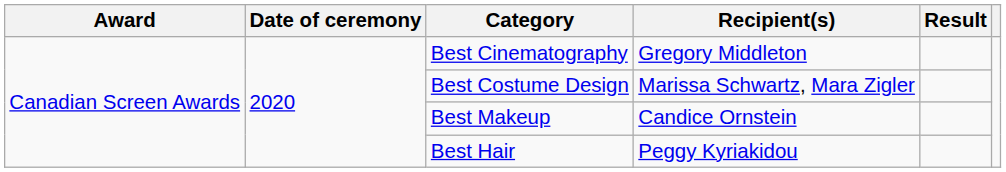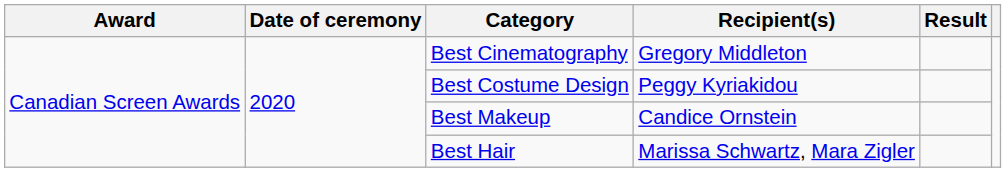(777, 85) Marissa Schwartz, Mara Zigler -> (718, 85) Peggy Kyriakidou
(718, 150) Peggy Kyriakidou -> (777, 150) Marissa Schwartz, Mara Zigler
